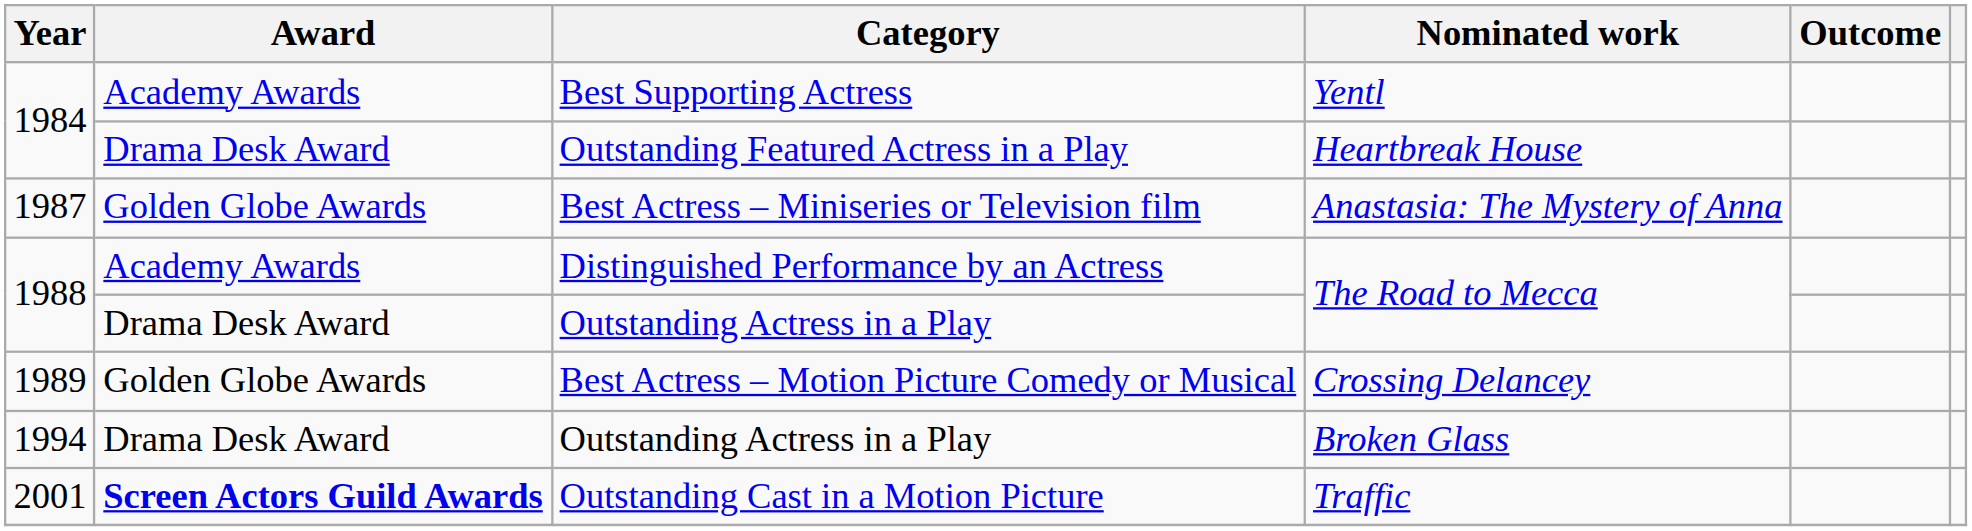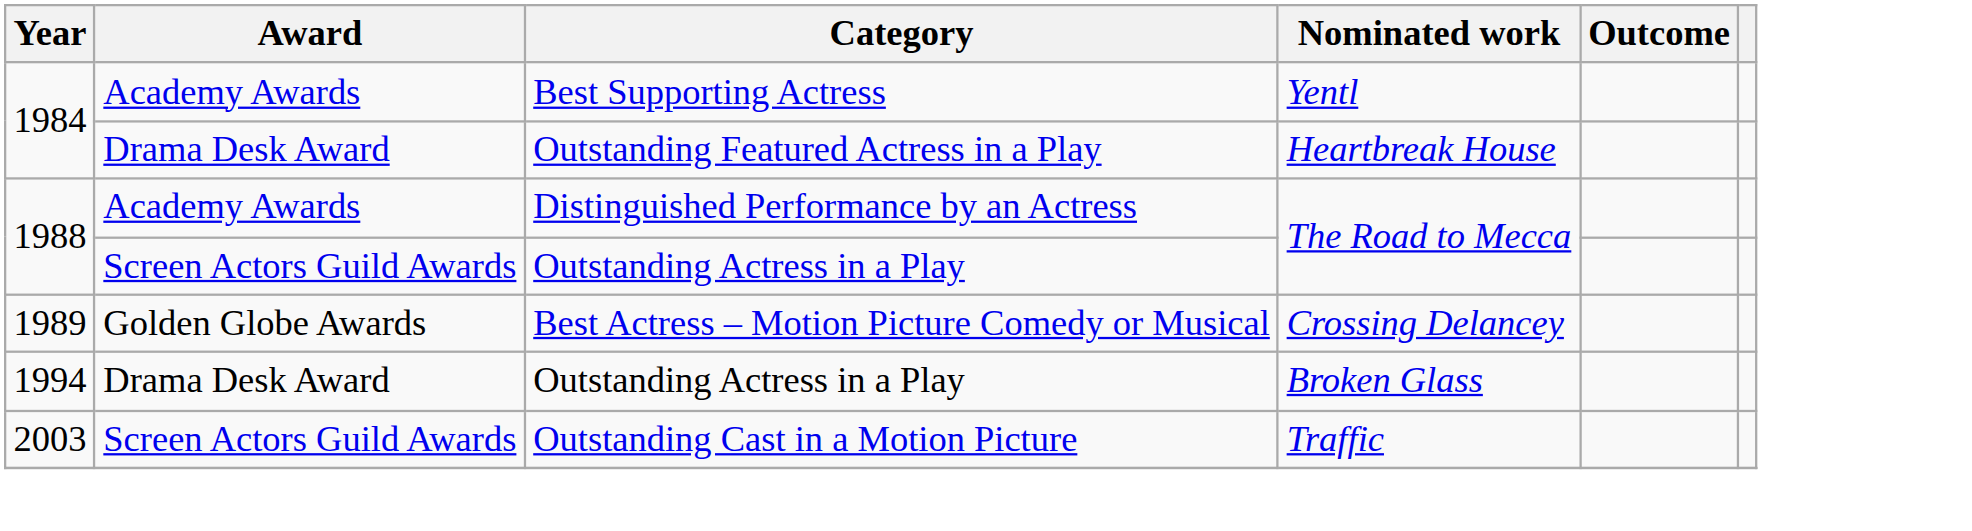- row: (880, 206)
(247, 322) Drama Desk Award -> (310, 264) Screen Actors Guild Awards
(50, 496) 2001 -> (50, 438) 2003
(323, 496) bold -> (310, 438) normal
